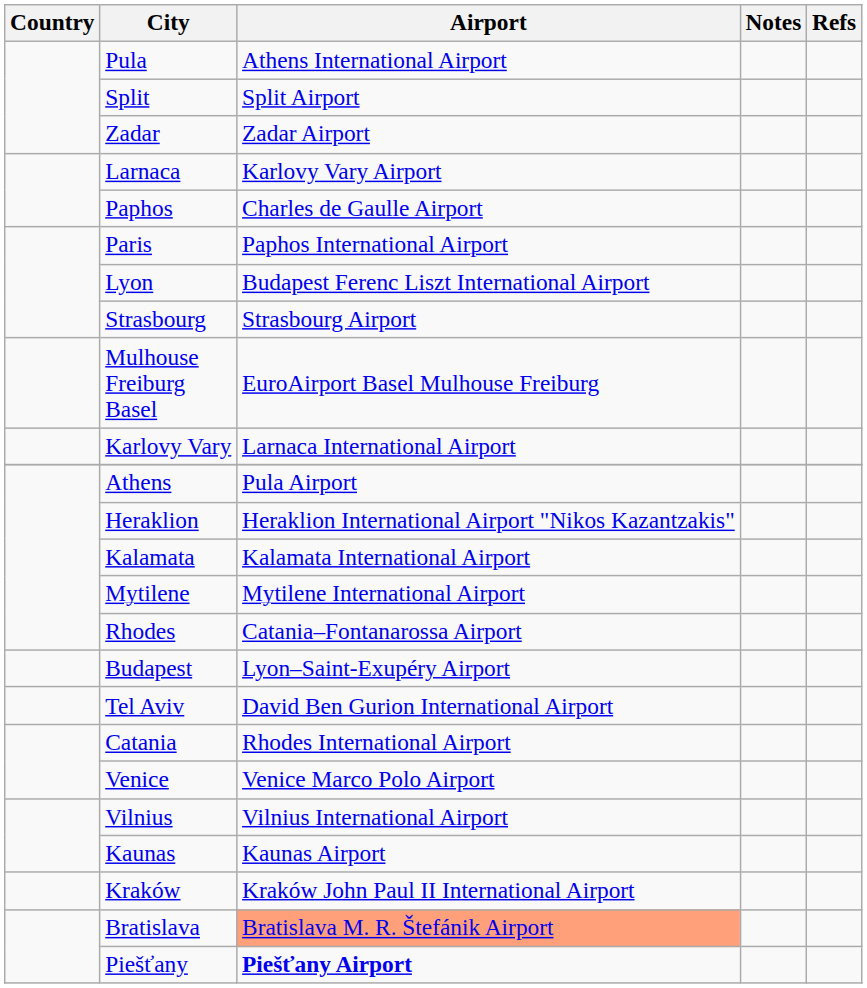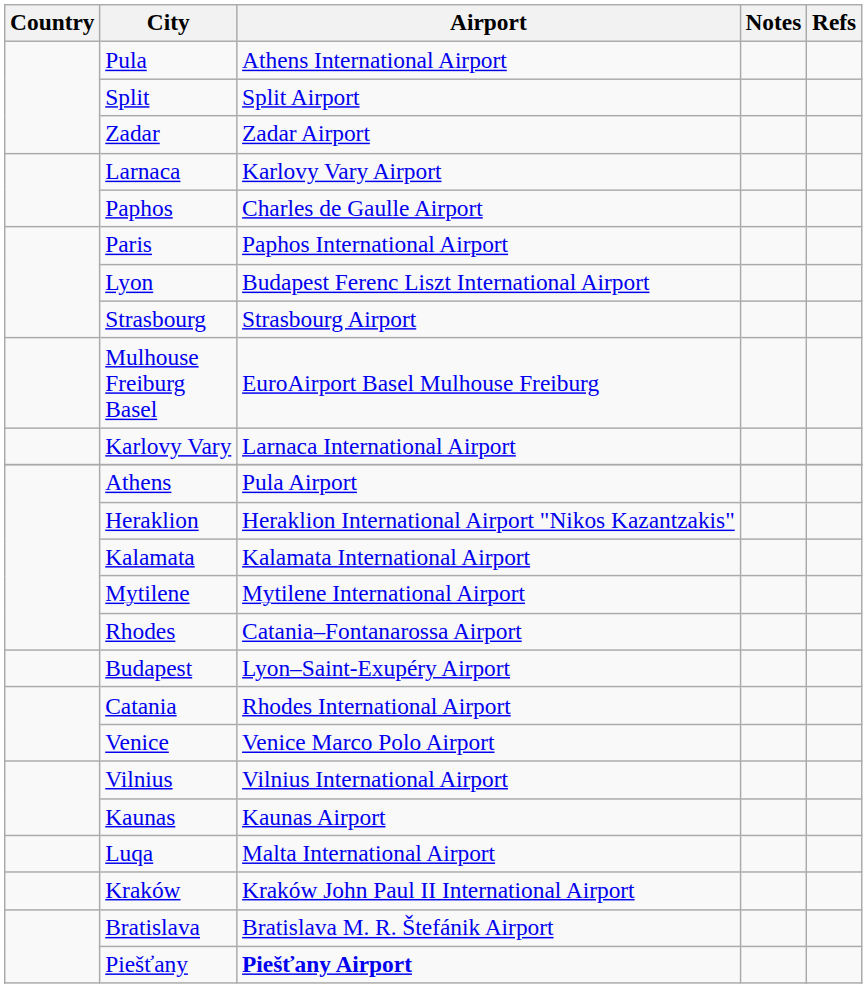- row: (145, 705)
+ row: (129, 853)
(398, 927) lightsalmon background -> (398, 927) no background
